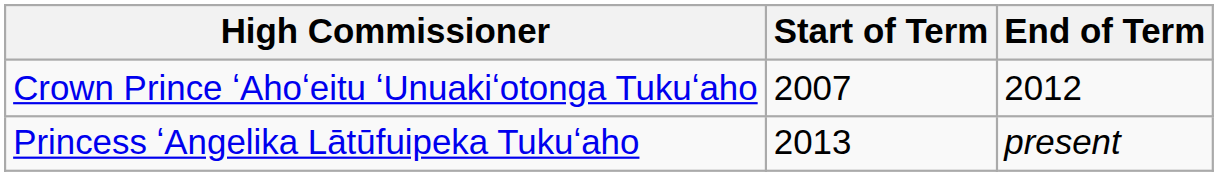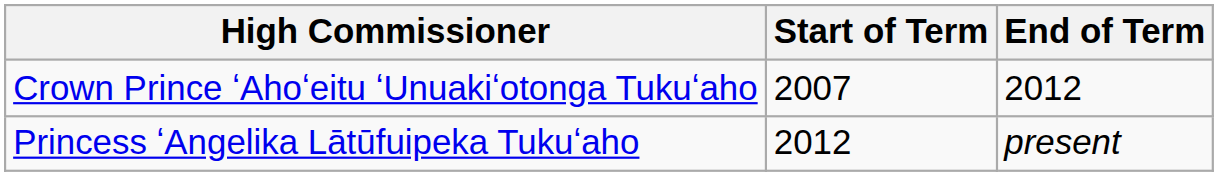(813, 142) 2013 -> (813, 142) 2012
